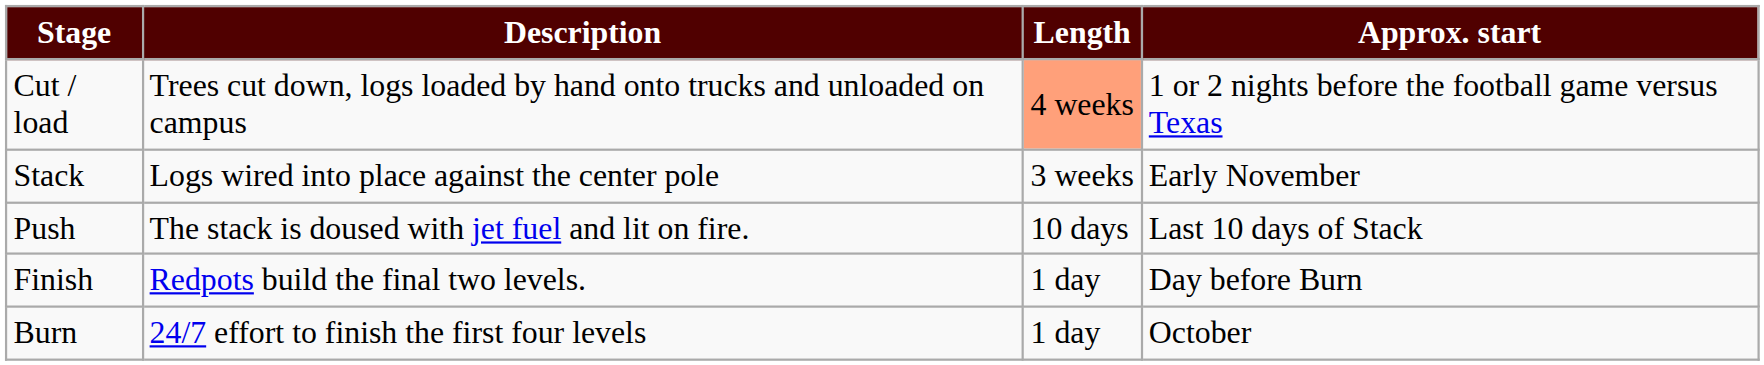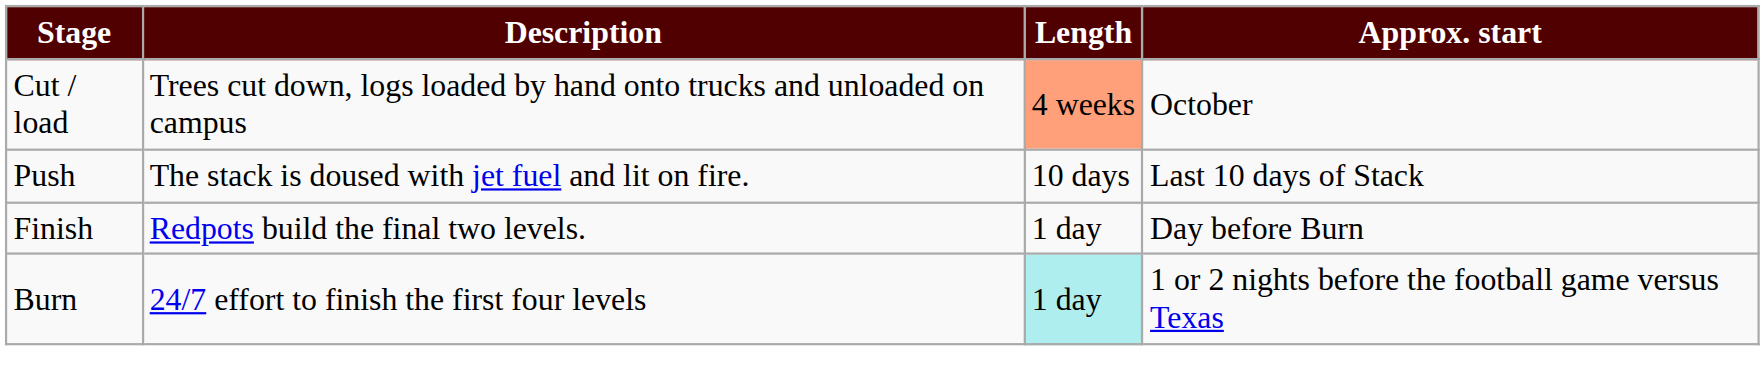(1433, 103) 1 or 2 nights before the football game versus Texas -> (1201, 103) October
- row: (49, 175)
(1065, 332) no background -> (1067, 298) paleturquoise background
(1200, 332) October -> (1434, 298) 1 or 2 nights before the football game versus Texas
